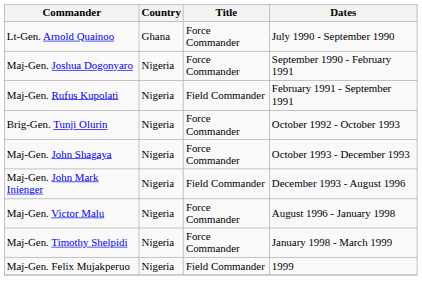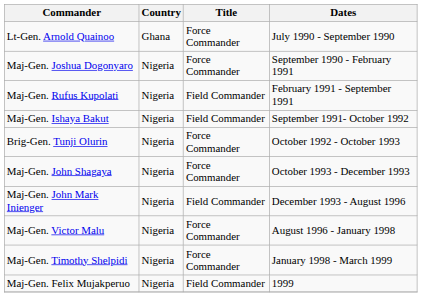+ row: (58, 118)
